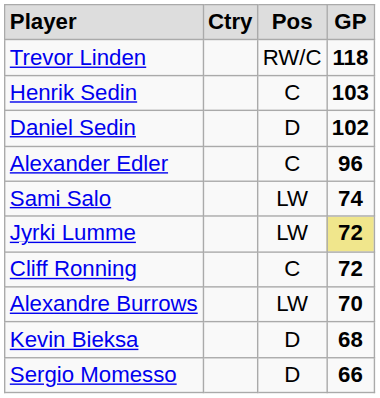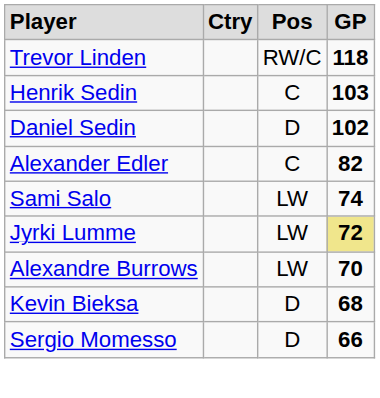(350, 163) 96 -> (350, 163) 82
- row: (73, 269)
